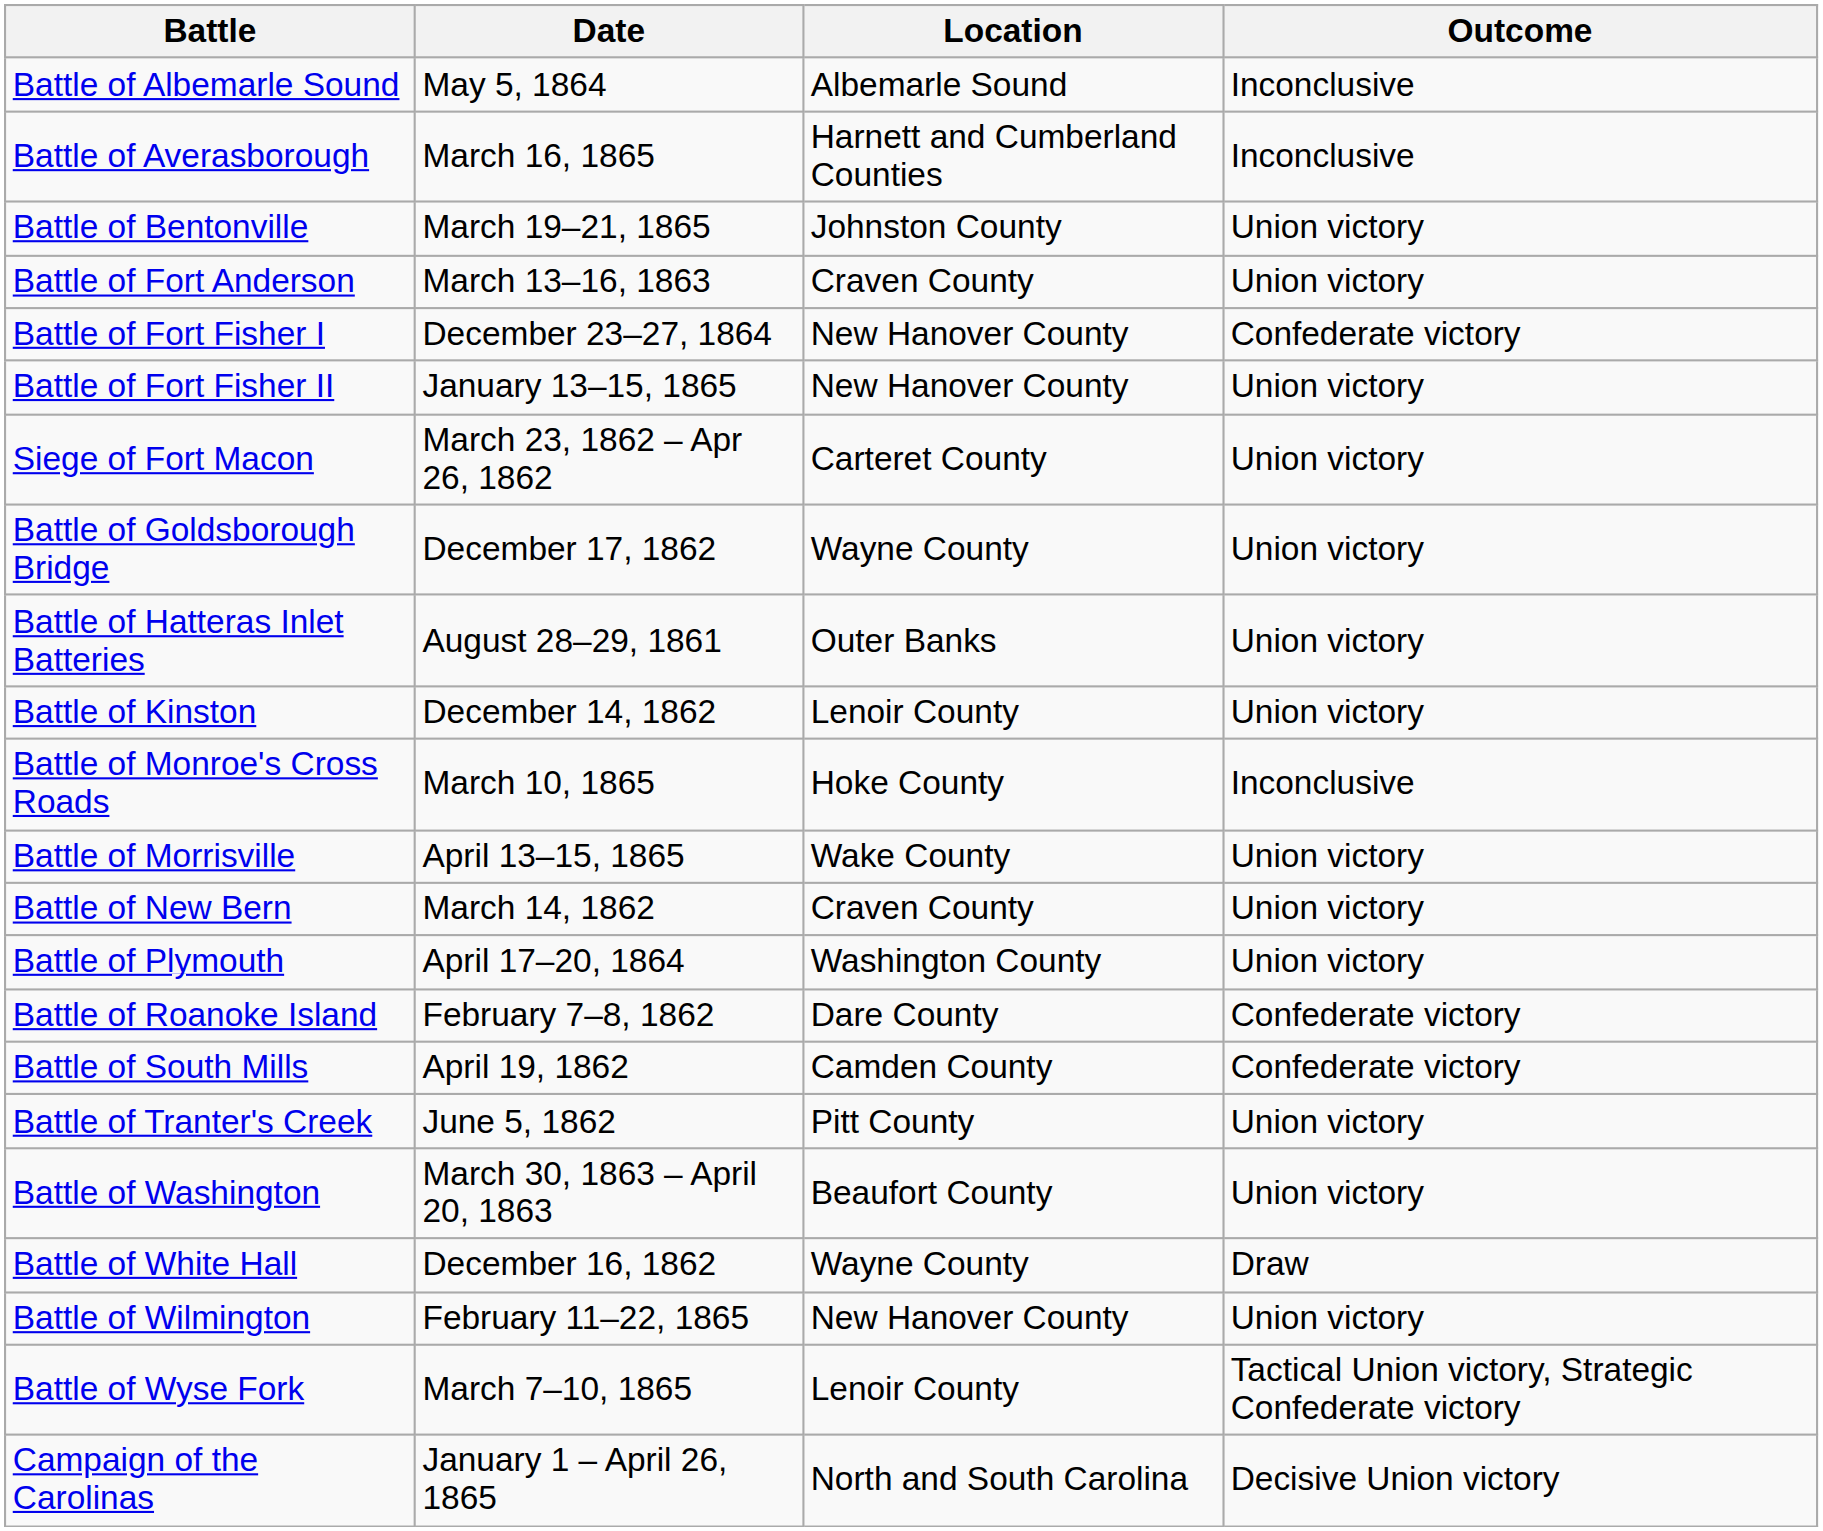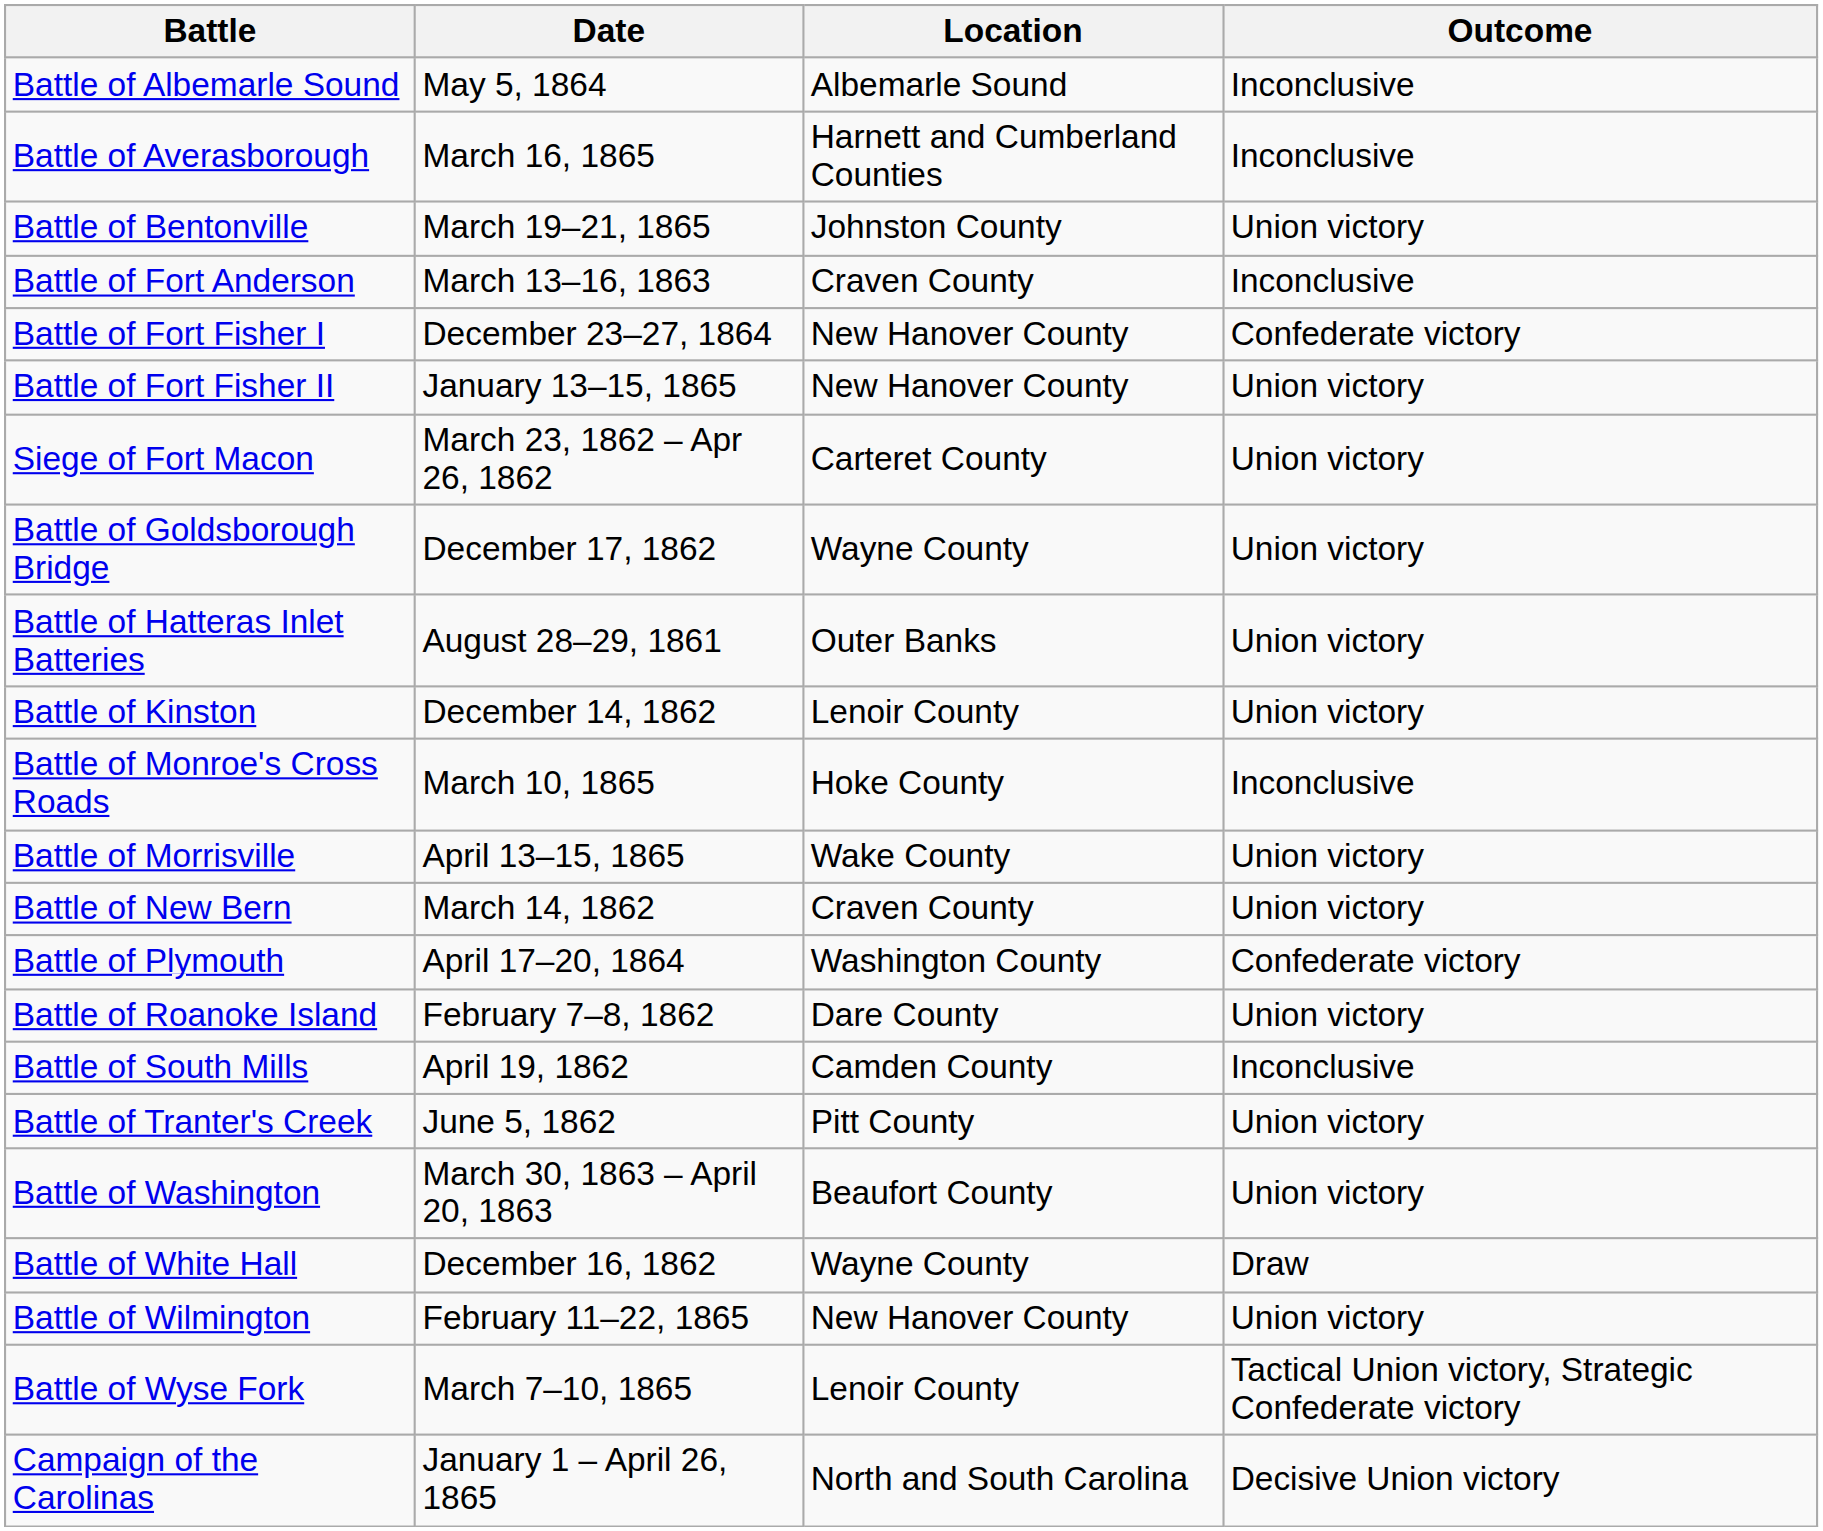(1327, 280) Union victory -> (1323, 280) Inconclusive
(1327, 961) Union victory -> (1376, 961) Confederate victory
(1376, 1014) Confederate victory -> (1327, 1014) Union victory
(1376, 1067) Confederate victory -> (1323, 1067) Inconclusive
